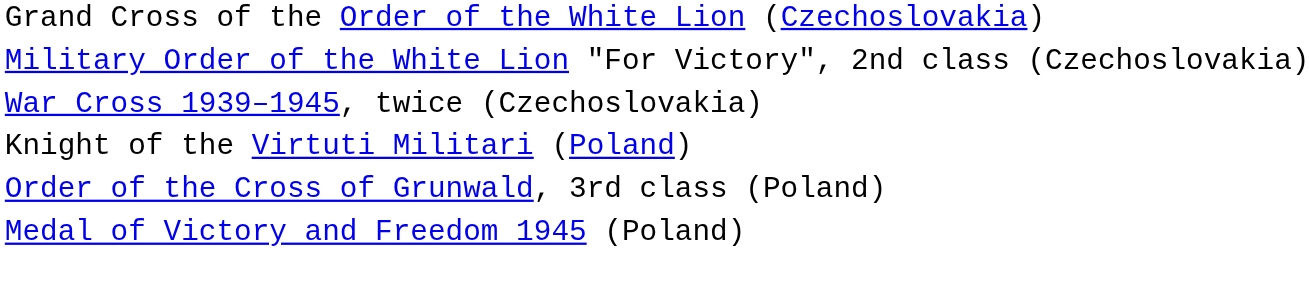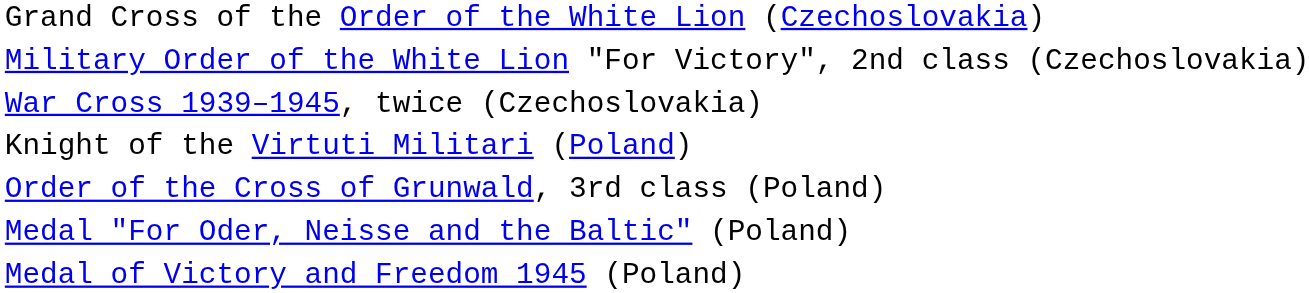+ row: (428, 232)
